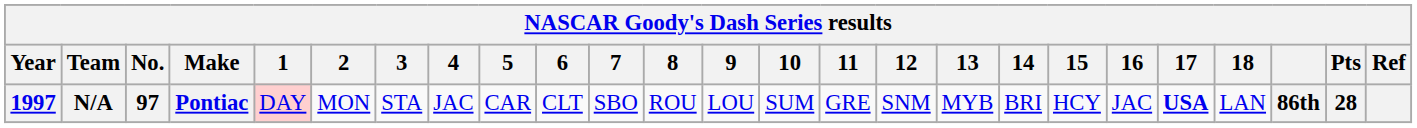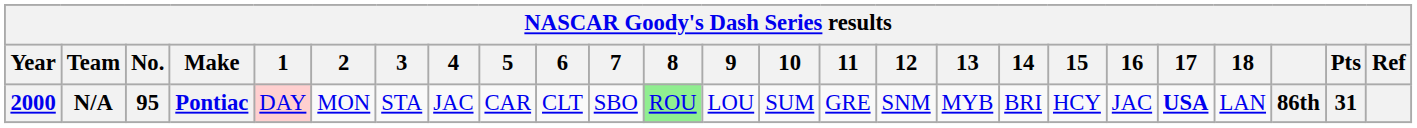(33, 102) 1997 -> (33, 102) 2000
(148, 102) 97 -> (148, 102) 95
(673, 102) no background -> (673, 102) lightgreen background
(1346, 102) 28 -> (1346, 102) 31
